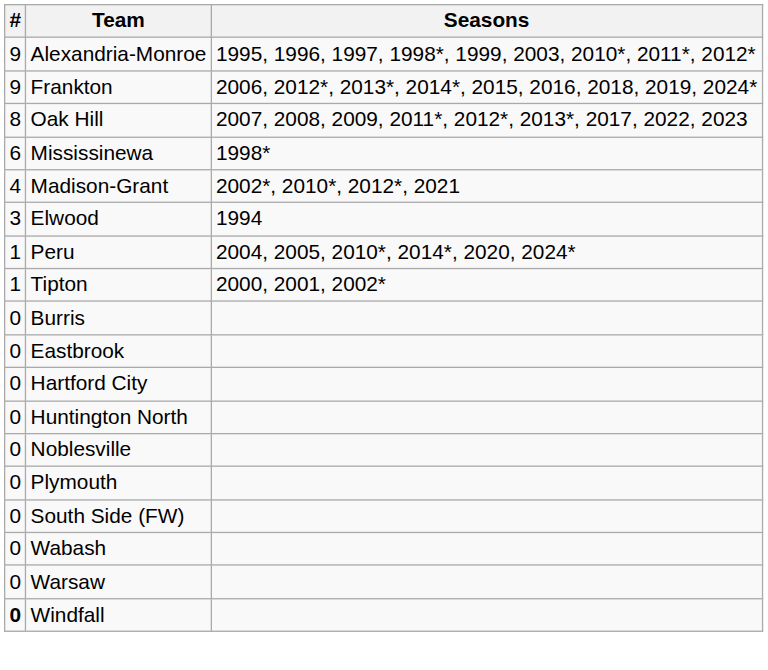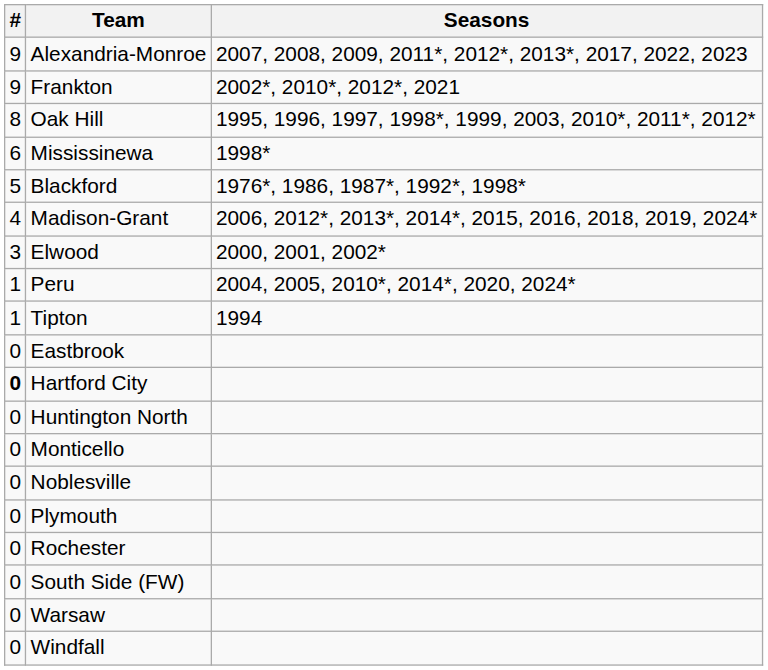(486, 53) 1995, 1996, 1997, 1998*, 1999, 2003, 2010*, 2011*, 2012* -> (482, 53) 2007, 2008, 2009, 2011*, 2012*, 2013*, 2017, 2022, 2023
(487, 86) 2006, 2012*, 2013*, 2014*, 2015, 2016, 2018, 2019, 2024* -> (338, 86) 2002*, 2010*, 2012*, 2021
(482, 119) 2007, 2008, 2009, 2011*, 2012*, 2013*, 2017, 2022, 2023 -> (486, 119) 1995, 1996, 1997, 1998*, 1999, 2003, 2010*, 2011*, 2012*
+ row: (74, 185)
(338, 185) 2002*, 2010*, 2012*, 2021 -> (487, 218) 2006, 2012*, 2013*, 2014*, 2015, 2016, 2018, 2019, 2024*
(239, 218) 1994 -> (301, 251) 2000, 2001, 2002*
(301, 284) 2000, 2001, 2002* -> (239, 317) 1994
- row: (58, 317)
(15, 383) normal -> (15, 383) bold
+ row: (77, 449)
+ row: (78, 548)
- row: (68, 548)
(15, 614) bold -> (15, 647) normal
